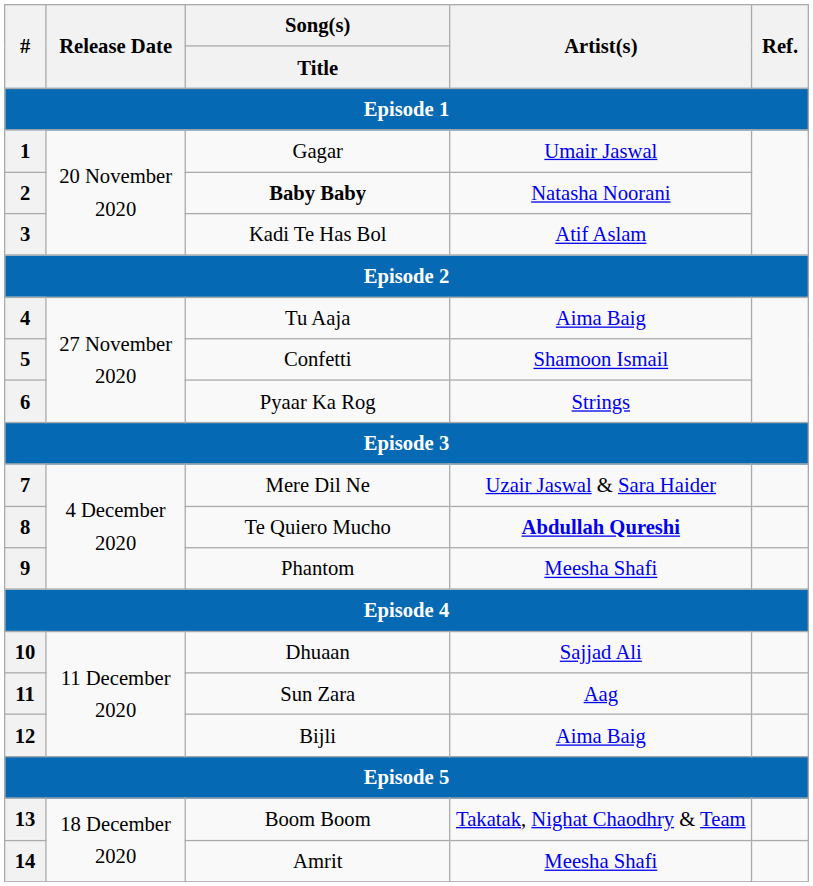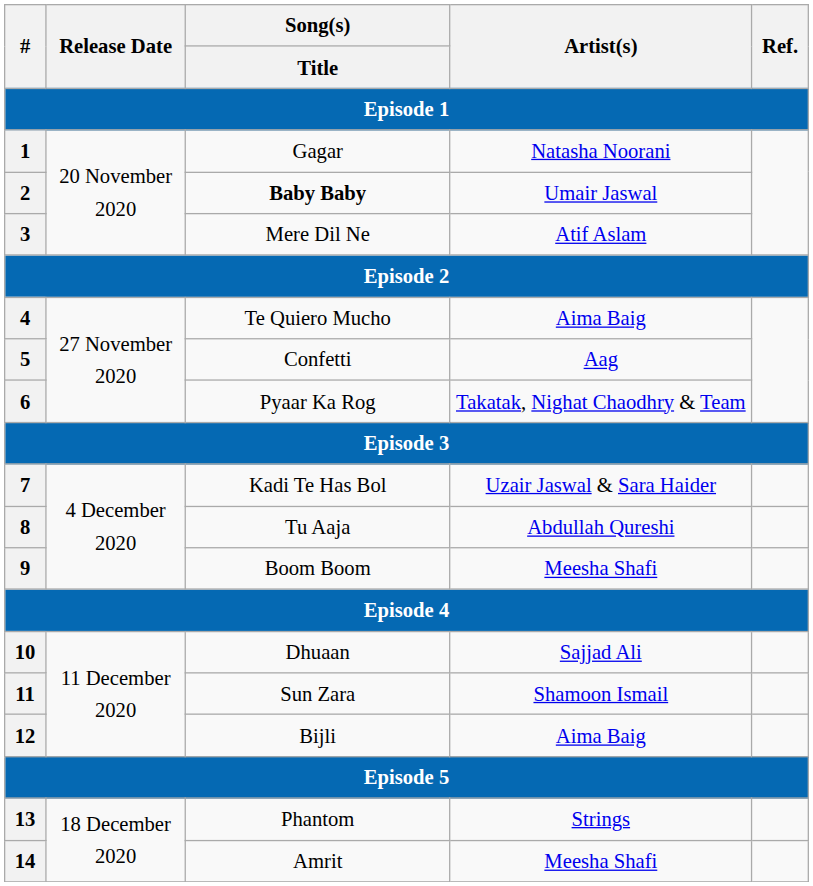(601, 151) Umair Jaswal -> (601, 151) Natasha Noorani
(601, 193) Natasha Noorani -> (601, 193) Umair Jaswal
(318, 234) Kadi Te Has Bol -> (318, 234) Mere Dil Ne
(318, 318) Tu Aaja -> (318, 318) Te Quiero Mucho
(601, 360) Shamoon Ismail -> (601, 360) Aag
(601, 401) Strings -> (601, 401) Takatak, Nighat Chaodhry & Team
(318, 485) Mere Dil Ne -> (318, 485) Kadi Te Has Bol
(318, 527) Te Quiero Mucho -> (318, 527) Tu Aaja
(601, 527) bold -> (601, 527) normal
(318, 568) Phantom -> (318, 568) Boom Boom
(601, 694) Aag -> (601, 694) Shamoon Ismail
(318, 819) Boom Boom -> (318, 819) Phantom
(601, 819) Takatak, Nighat Chaodhry & Team -> (601, 819) Strings
